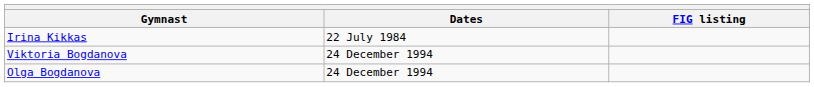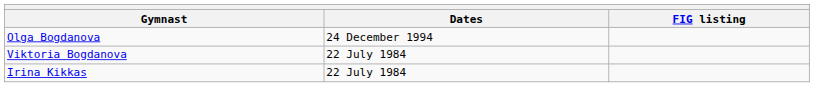rows swapped: (54, 73) <-> (47, 37)
(380, 55) 24 December 1994 -> (366, 55) 22 July 1984
